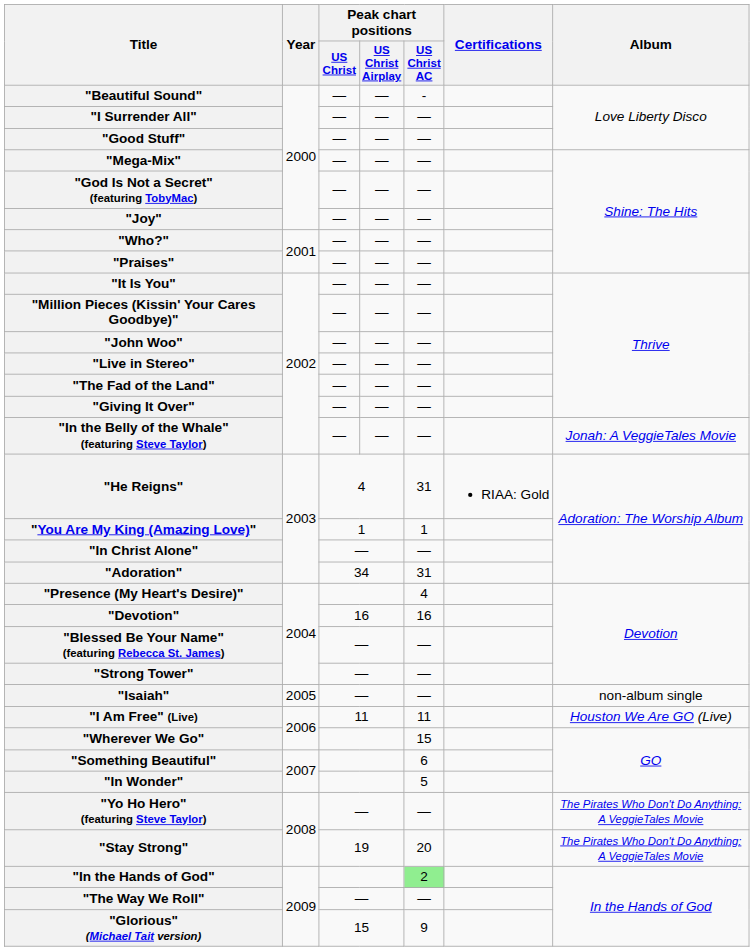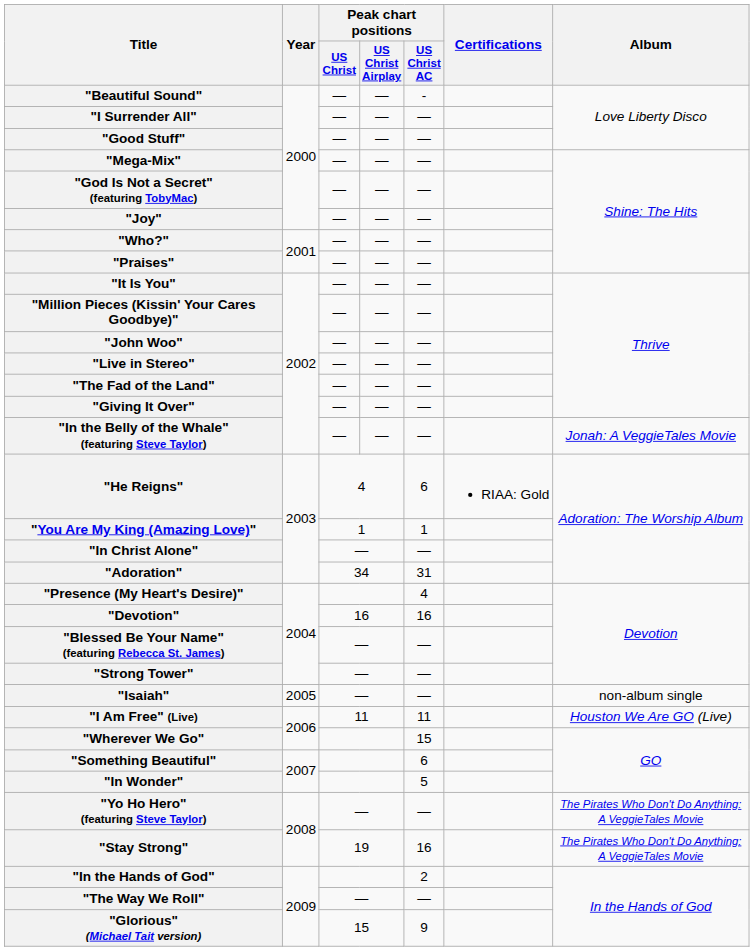(424, 486) 31 -> (424, 486) 6
(424, 848) 20 -> (424, 848) 16
(424, 877) lightgreen background -> (424, 877) no background
